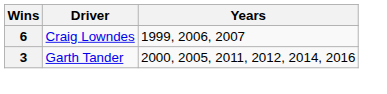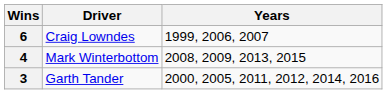+ row: (23, 58)
